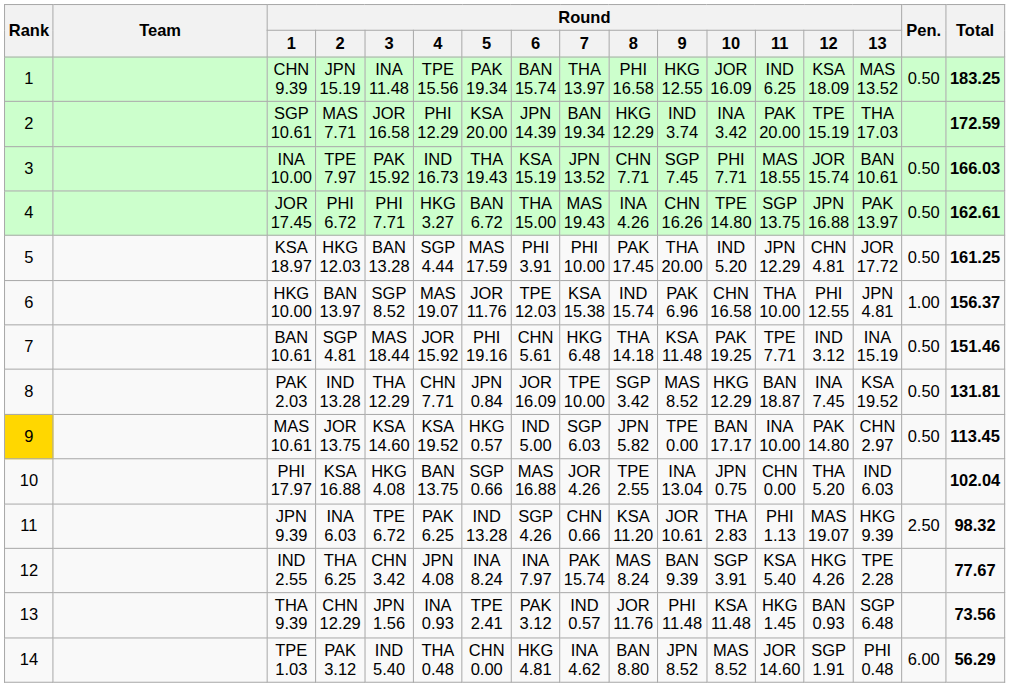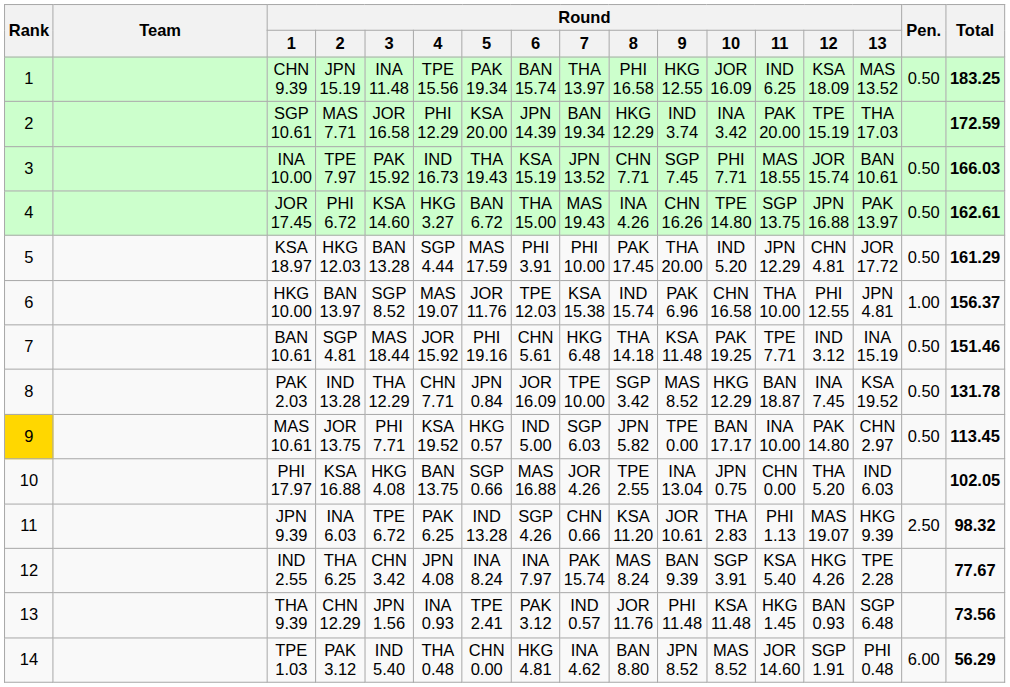(389, 213) PHI 7.71 -> (389, 213) KSA 14.60
(975, 257) 161.25 -> (975, 257) 161.29
(975, 391) 131.81 -> (975, 391) 131.78
(389, 436) KSA 14.60 -> (389, 436) PHI 7.71
(975, 481) 102.04 -> (975, 481) 102.05
